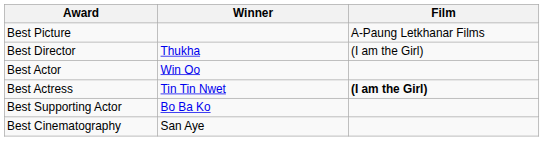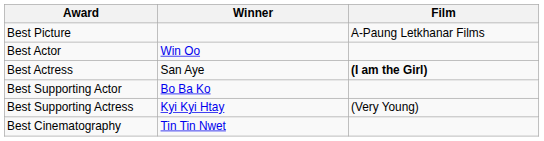- row: (41, 51)
(193, 88) Tin Tin Nwet -> (183, 70) San Aye
+ row: (70, 107)
(183, 126) San Aye -> (193, 126) Tin Tin Nwet
